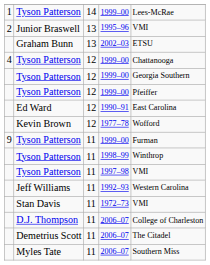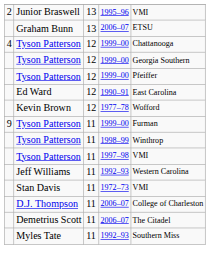- row: (9, 12)
(115, 44) 2002–03 -> (115, 28) 2006–07
(115, 252) 2006–07 -> (115, 236) 1992–93
